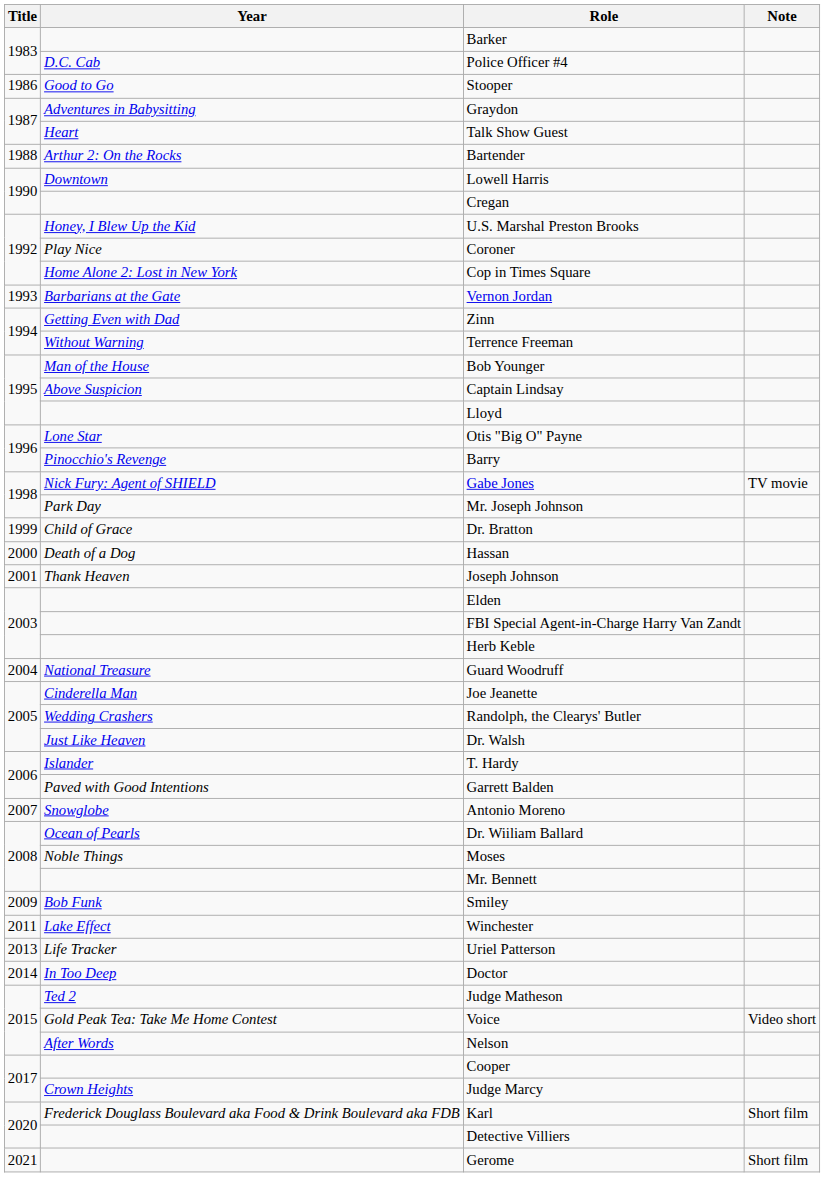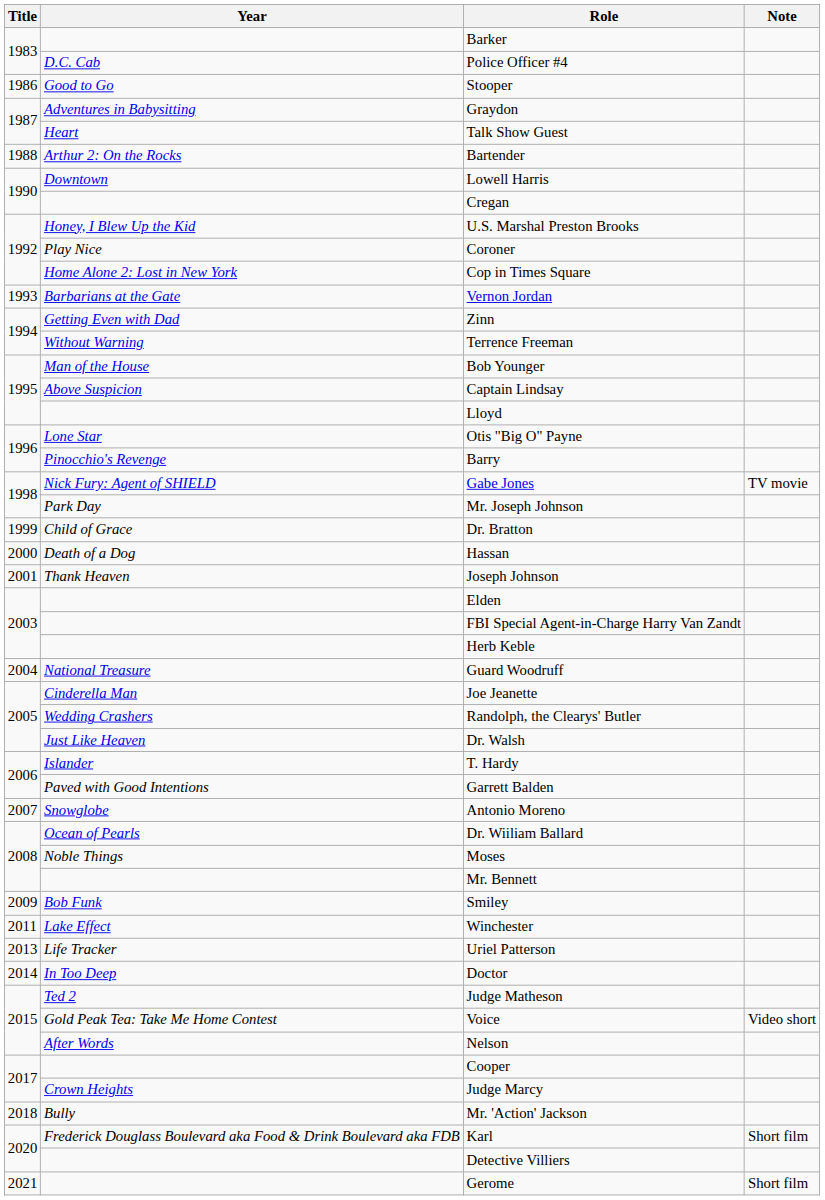+ row: (527, 1113)
